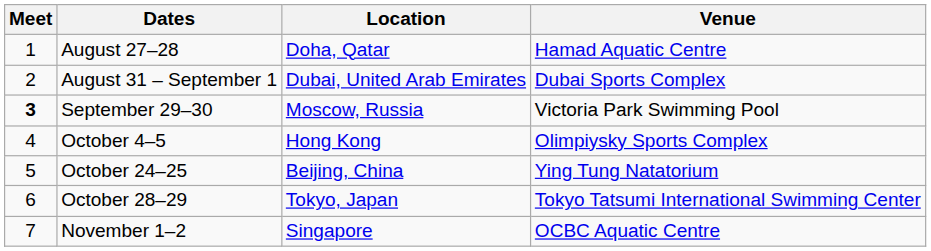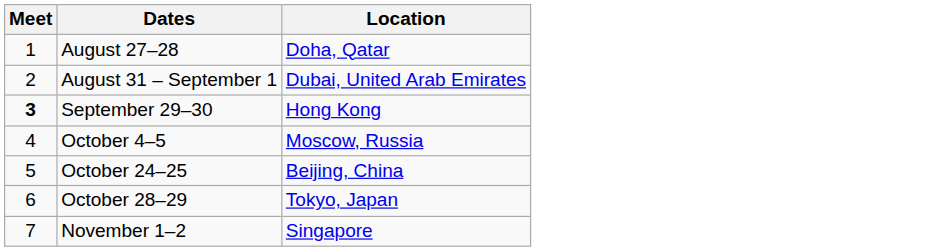- column: (728, 19)
(355, 110) Moscow, Russia -> (333, 110) Hong Kong
(333, 140) Hong Kong -> (355, 140) Moscow, Russia
